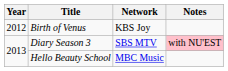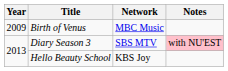(16, 27) 2012 -> (16, 27) 2009
(133, 27) KBS Joy -> (140, 27) MBC Music
(140, 58) MBC Music -> (133, 58) KBS Joy
